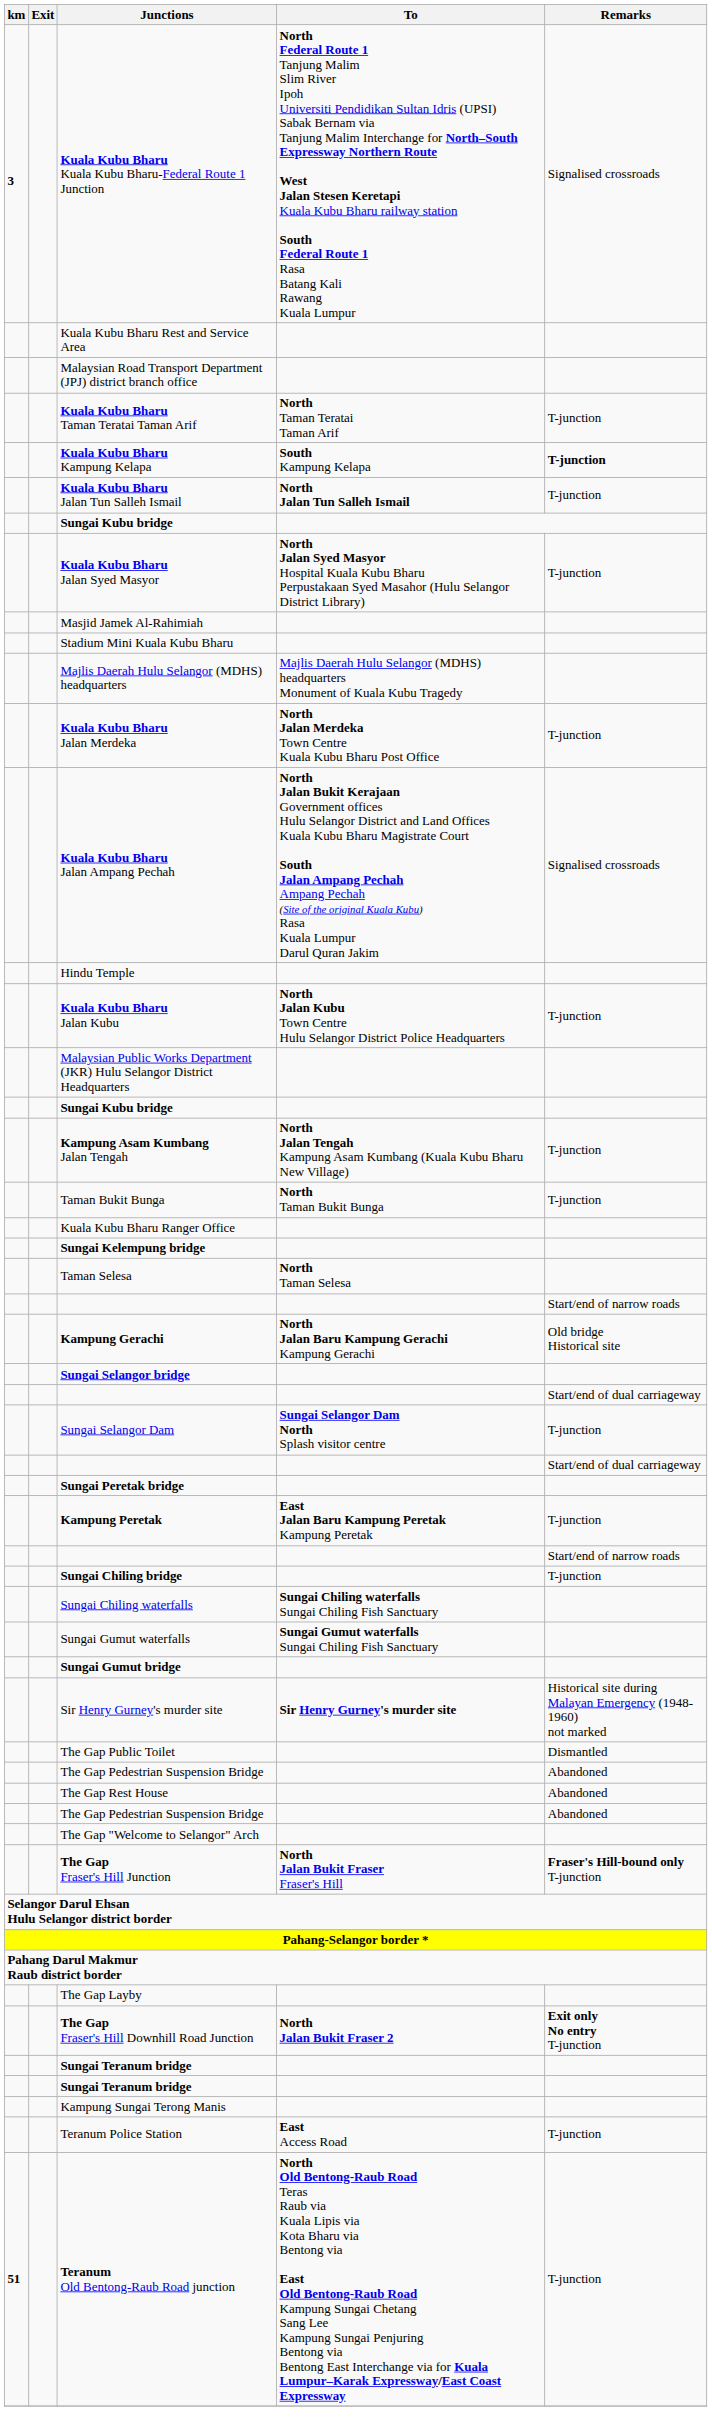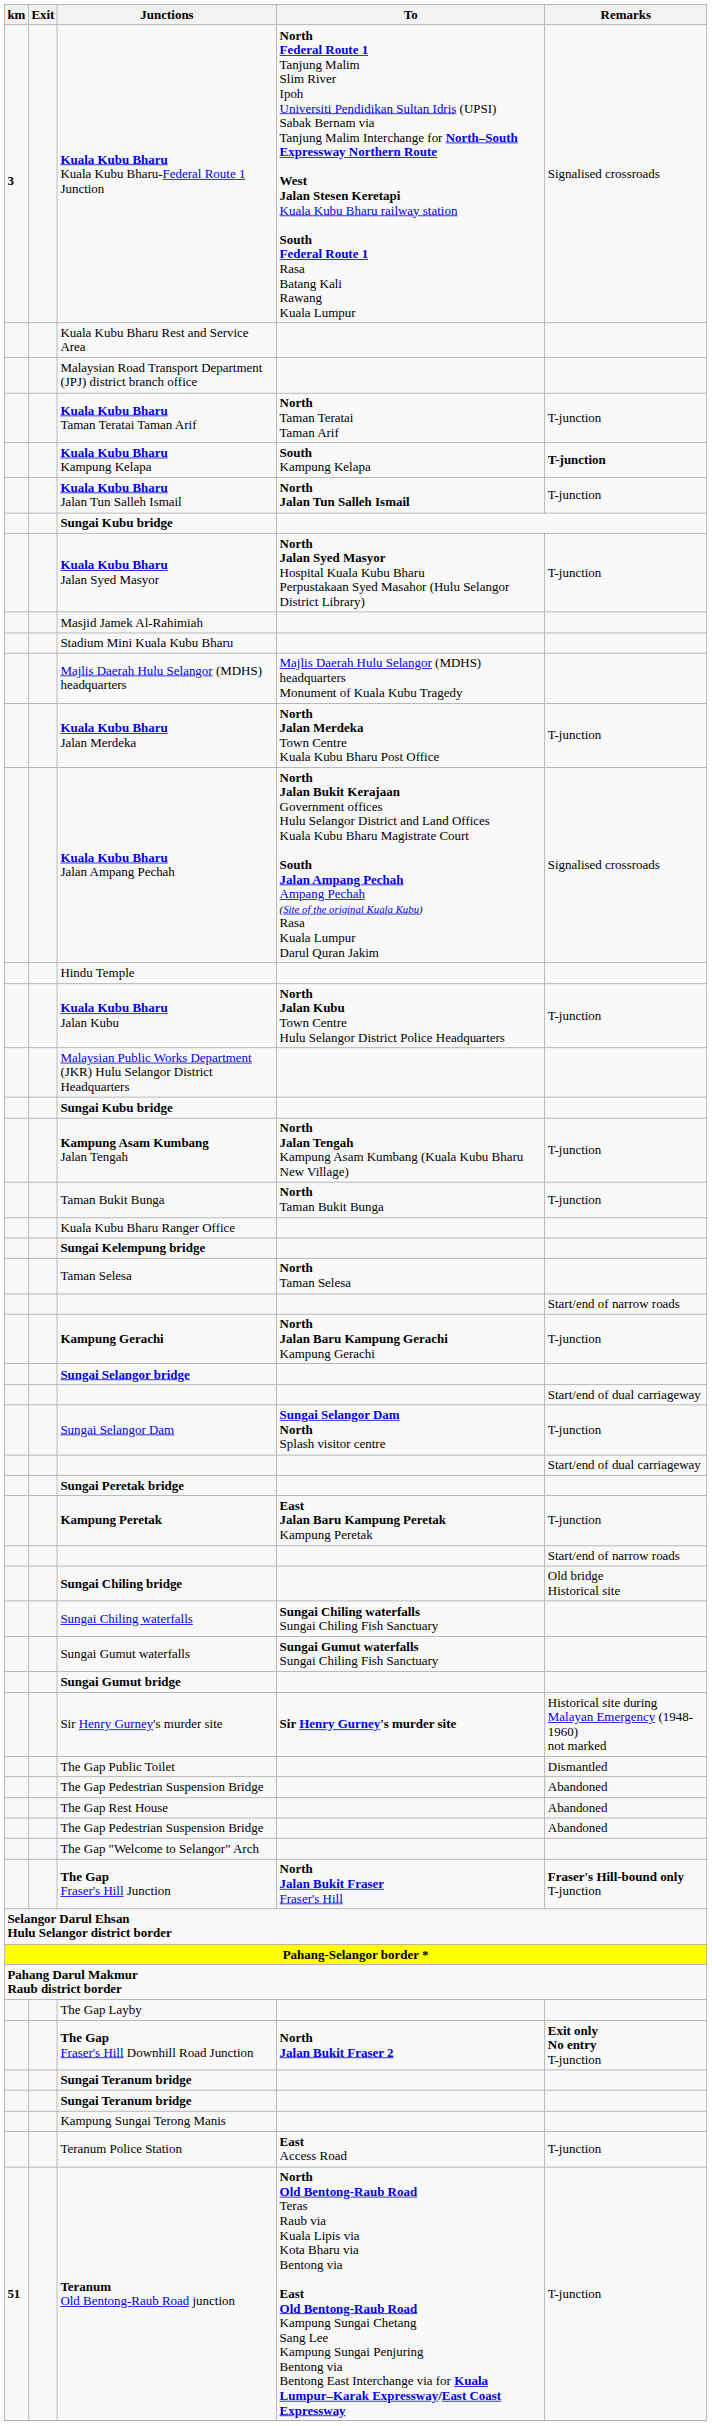(584, 1339) Old bridge Historical site -> (575, 1339) T-junction
(575, 1576) T-junction -> (584, 1583) Old bridge Historical site
